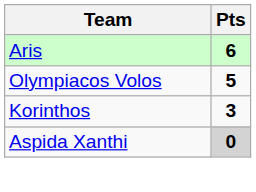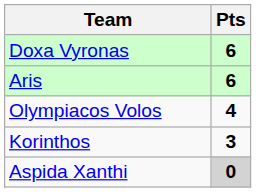+ row: (69, 50)
(231, 80) 5 -> (231, 111) 4
